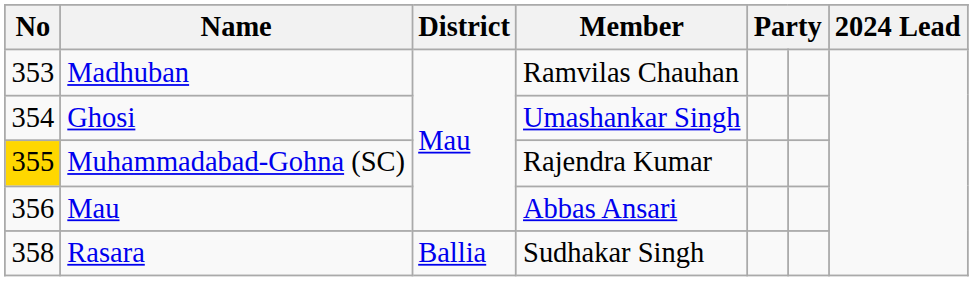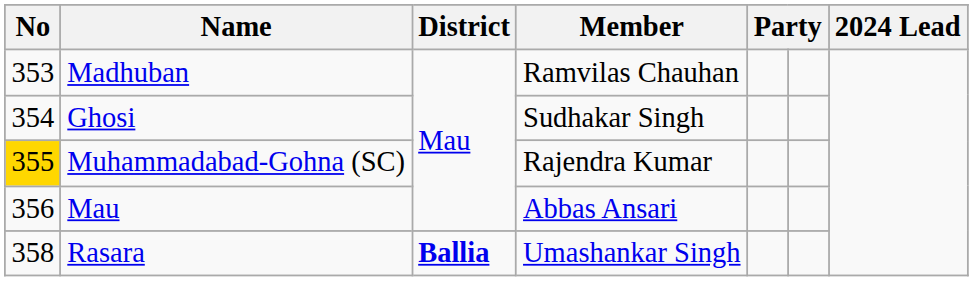(632, 117) Umashankar Singh -> (614, 117) Sudhakar Singh
(452, 252) normal -> (454, 252) bold
(614, 252) Sudhakar Singh -> (632, 252) Umashankar Singh
